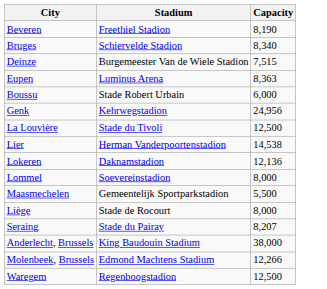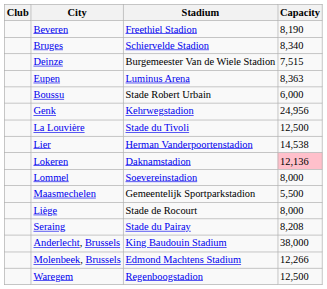+ column: (18, 12)
(268, 161) no background -> (294, 161) pink background
(265, 227) 8,207 -> (292, 227) 8,208
